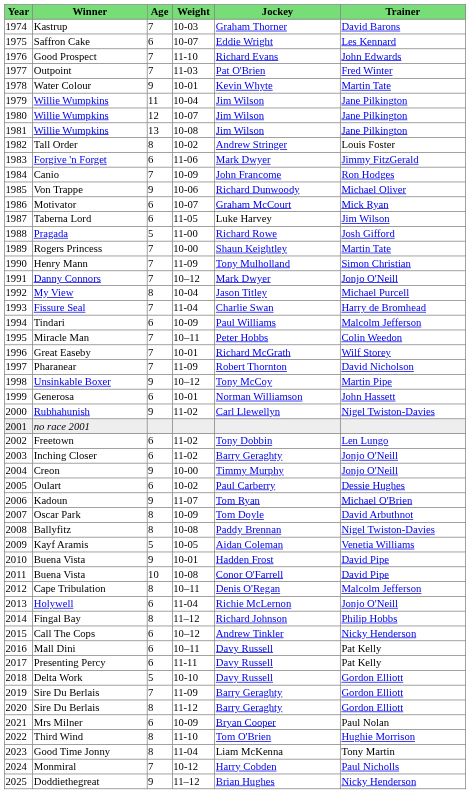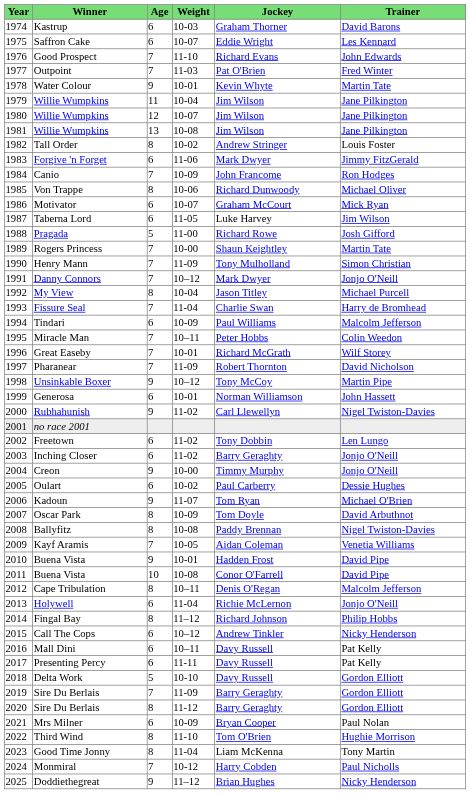(151, 26) 7 -> (151, 26) 6
(151, 189) 9 -> (151, 189) 8
(151, 544) 5 -> (151, 544) 7
